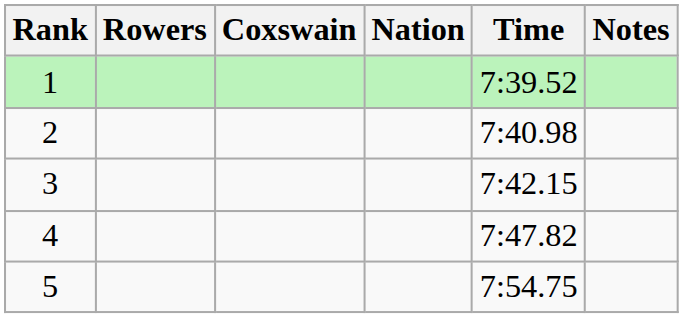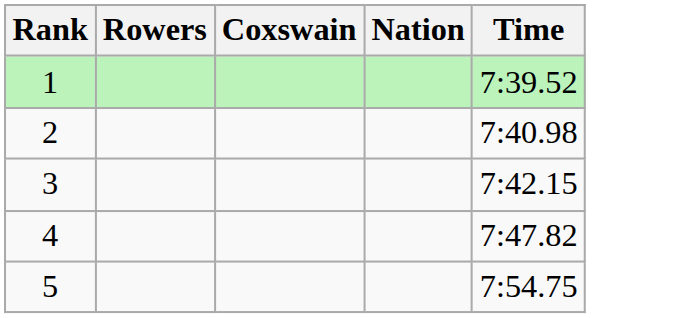- column: (631, 30)
